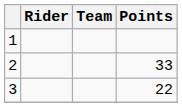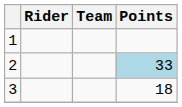(164, 65) no background -> (164, 65) lightblue background
(164, 90) 22 -> (164, 90) 18
